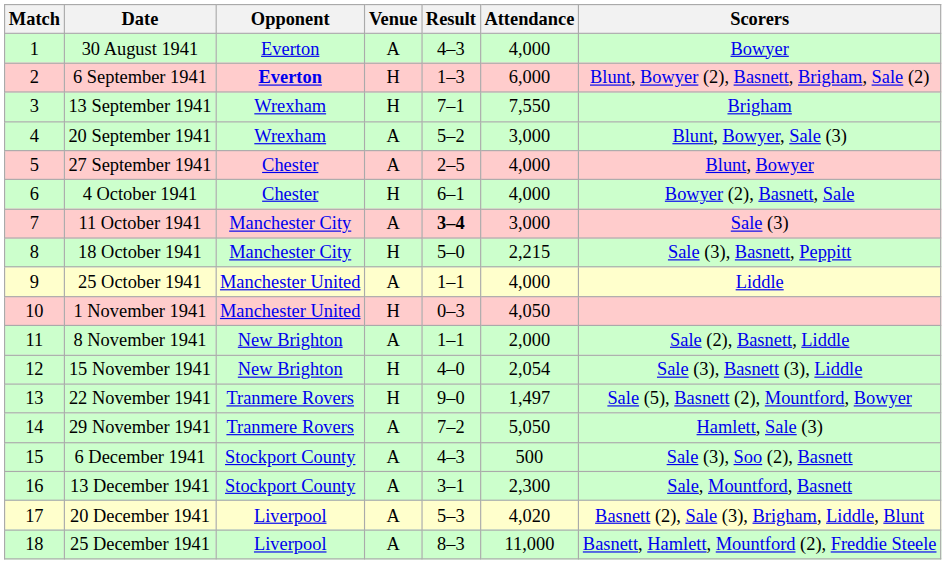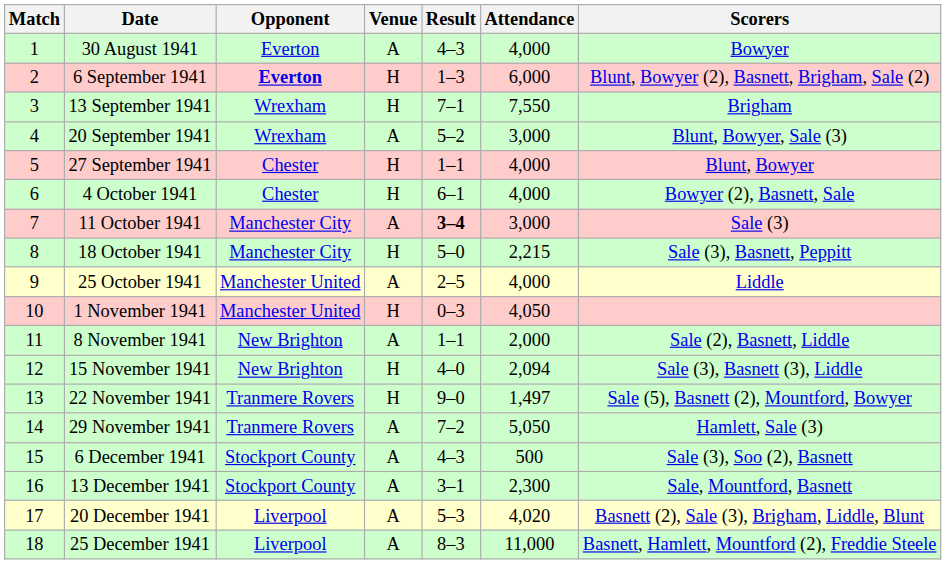(393, 164) A -> (393, 164) H
(451, 164) 2–5 -> (451, 164) 1–1
(451, 281) 1–1 -> (451, 281) 2–5
(529, 369) 2,054 -> (529, 369) 2,094
